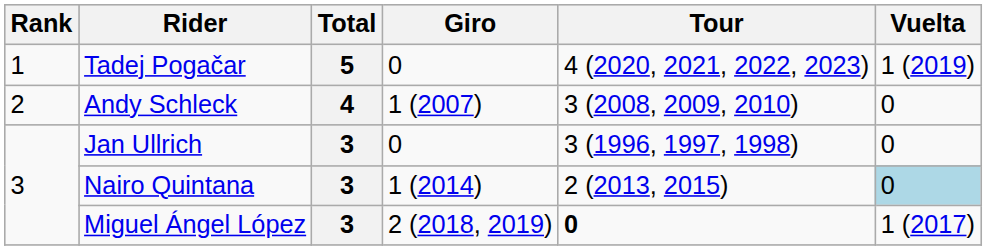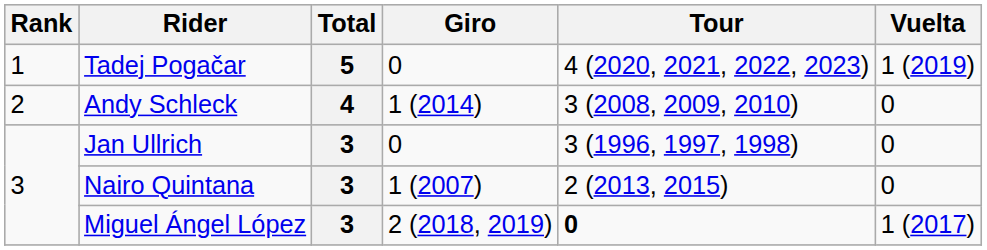(435, 104) 1 (2007) -> (435, 104) 1 (2014)
(435, 184) 1 (2014) -> (435, 184) 1 (2007)
(888, 184) lightblue background -> (888, 184) no background
